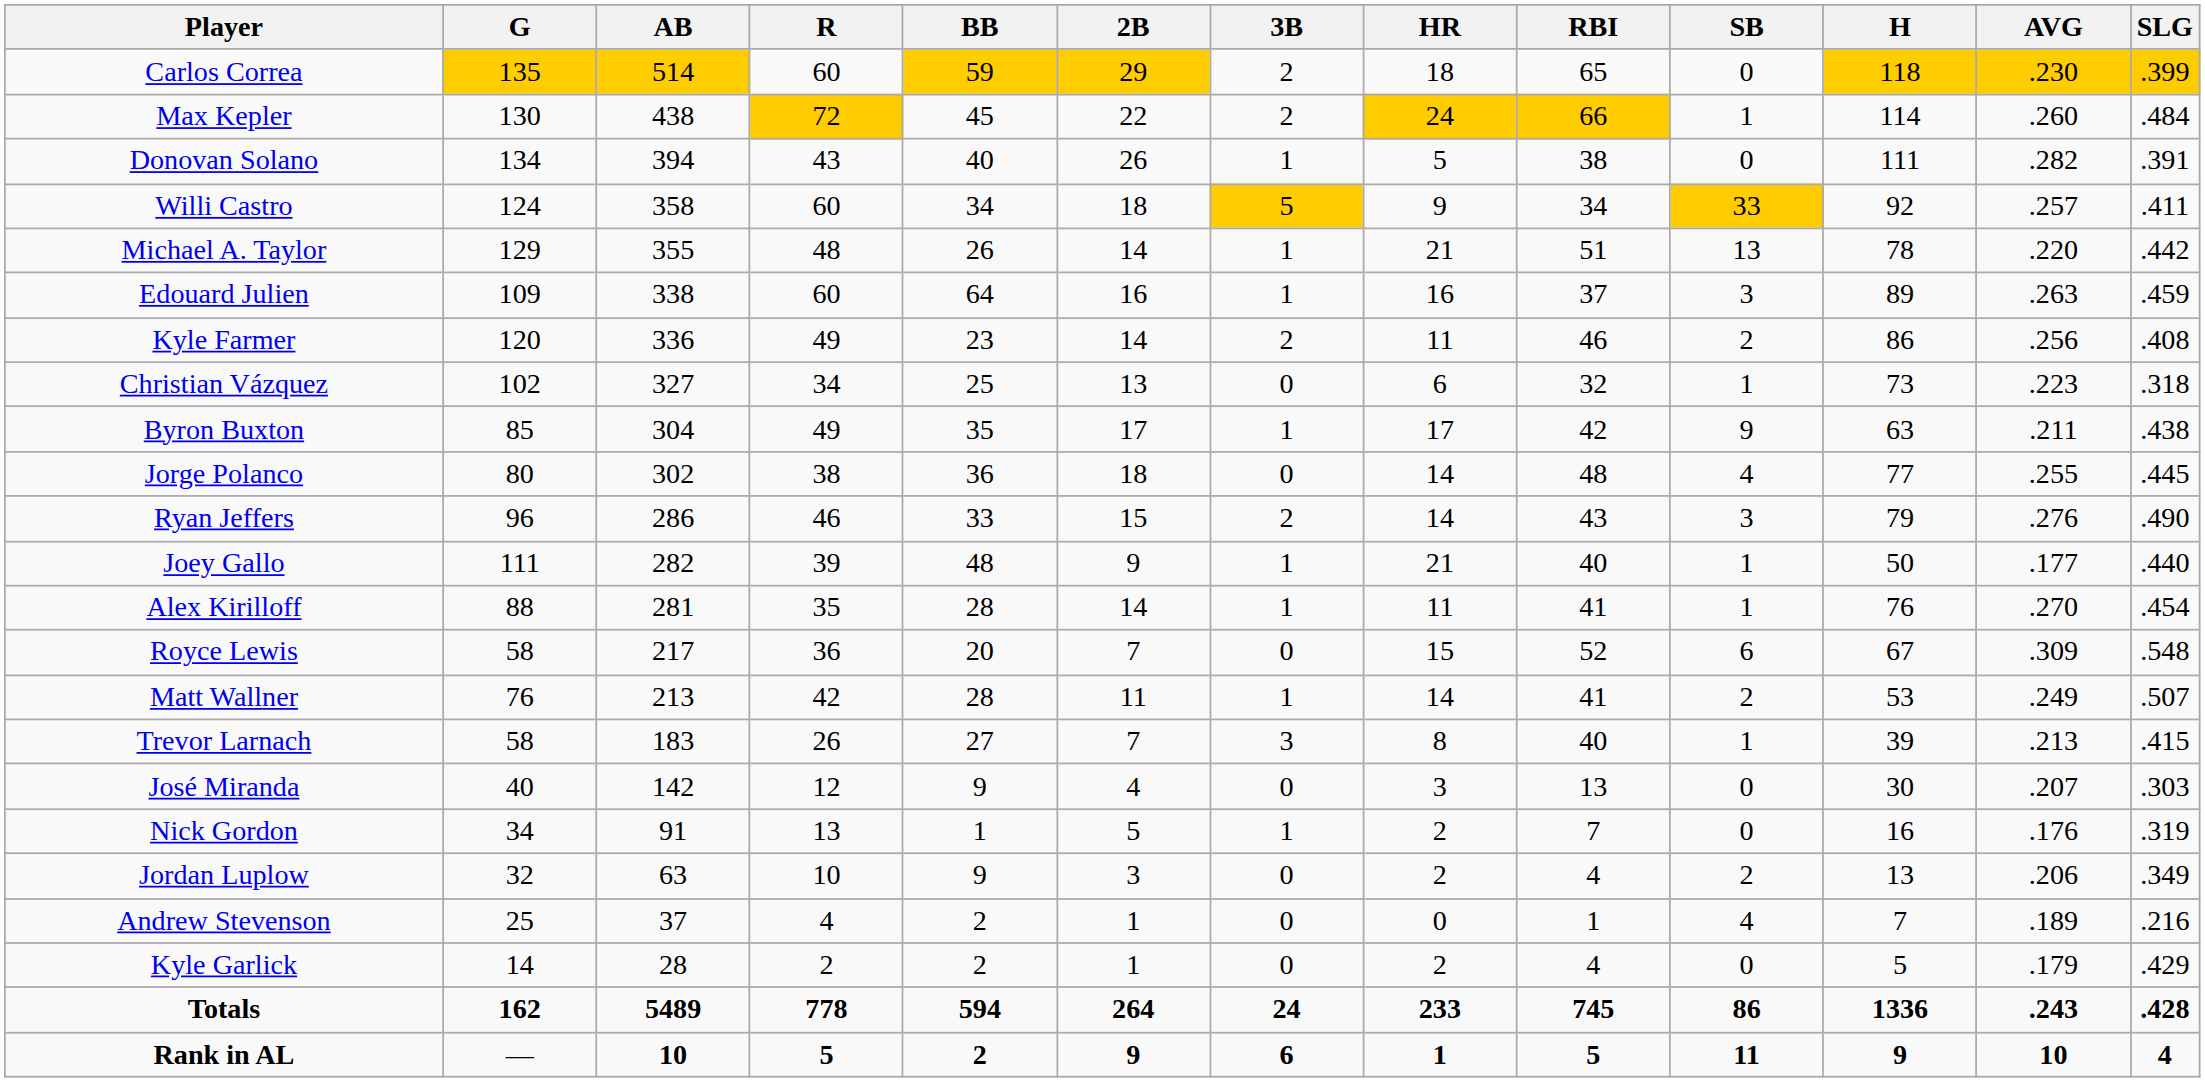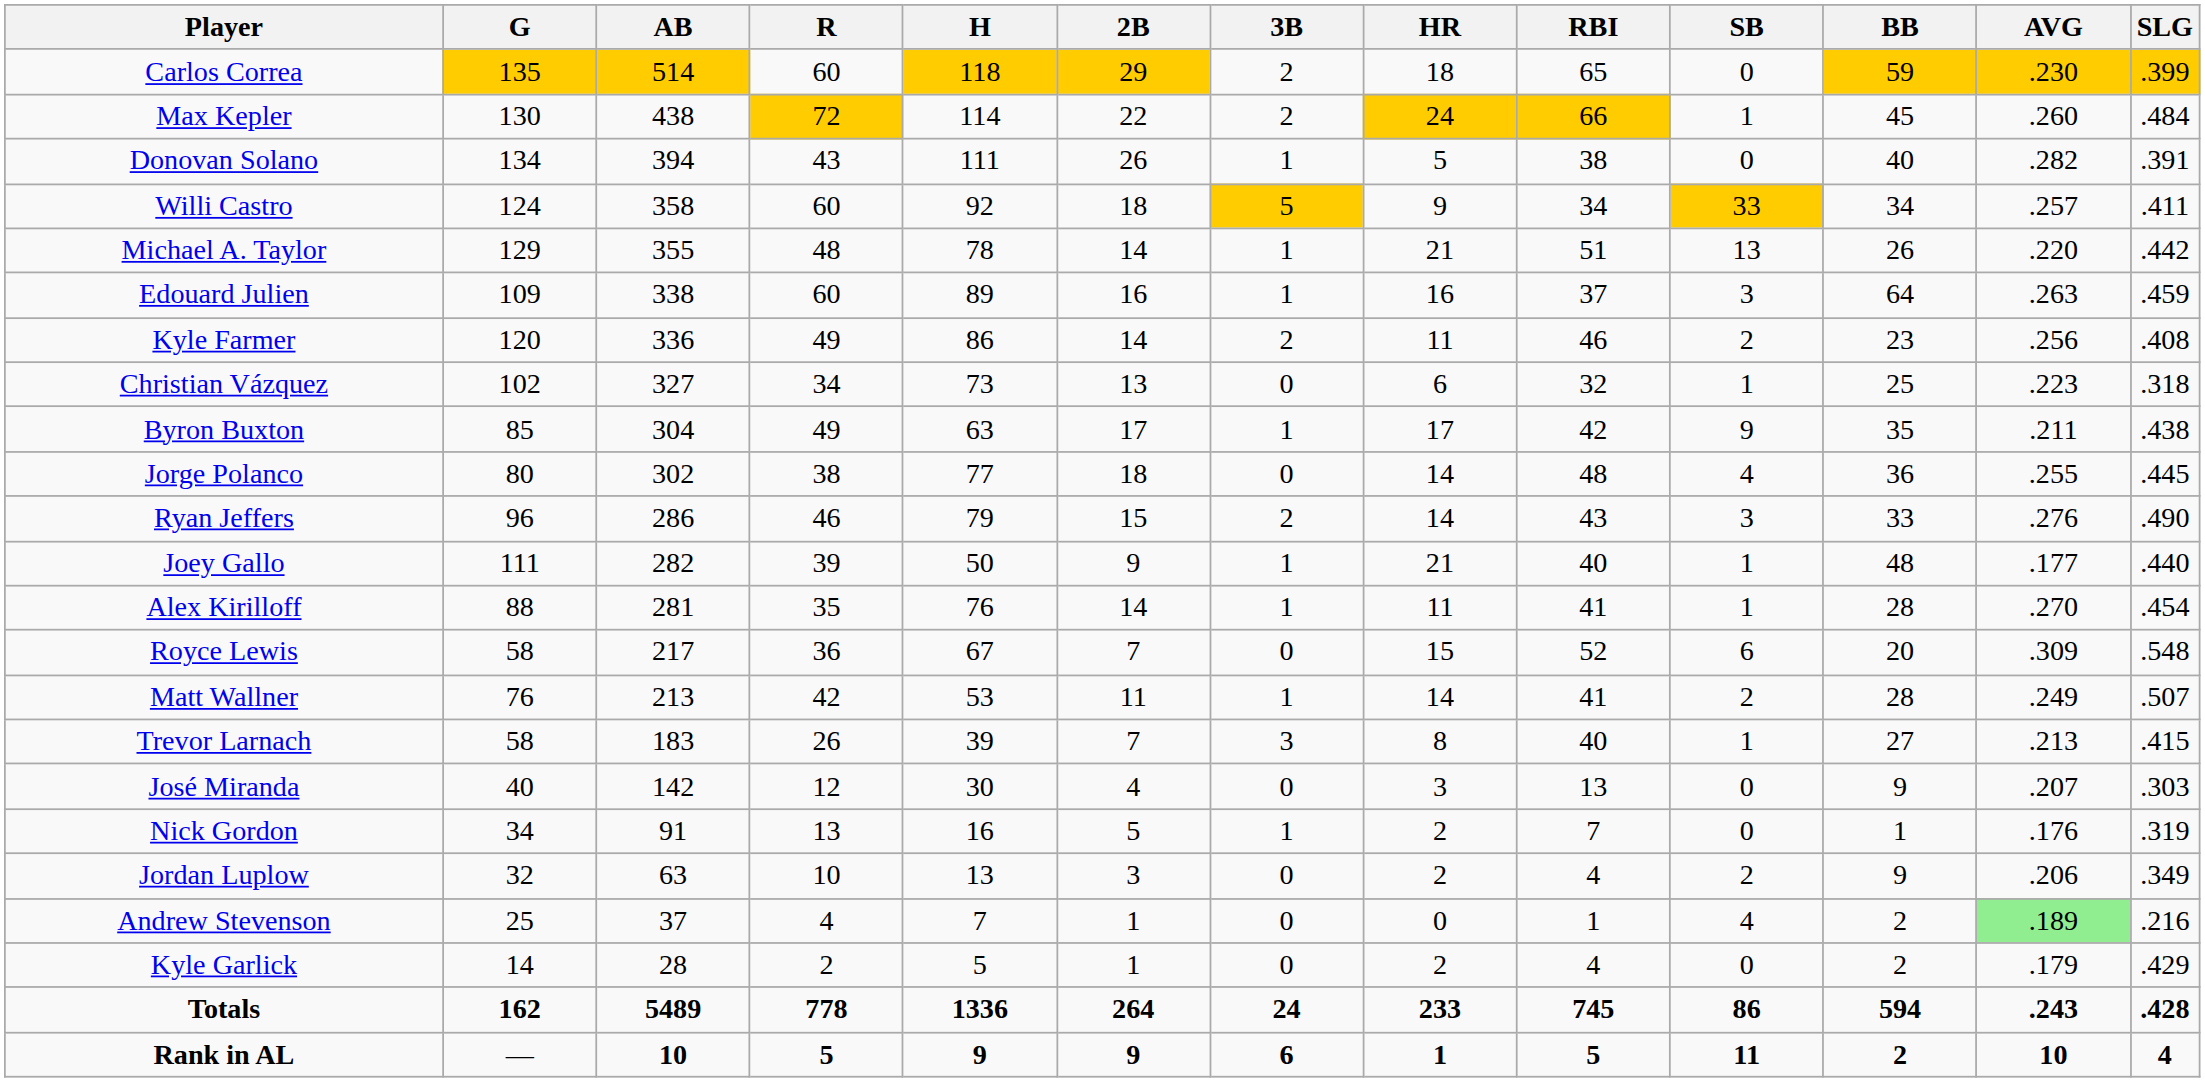columns swapped: (1900, 26) <-> (980, 26)
(2053, 920) no background -> (2053, 920) lightgreen background
